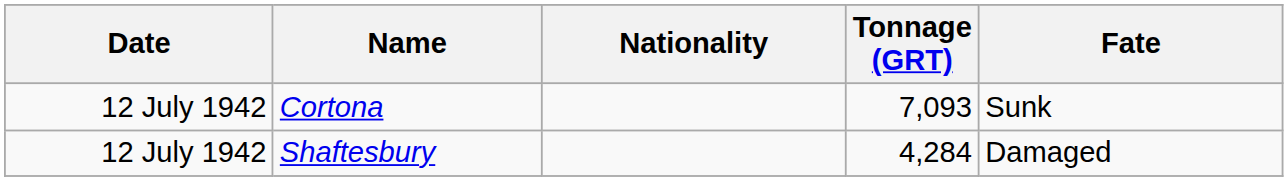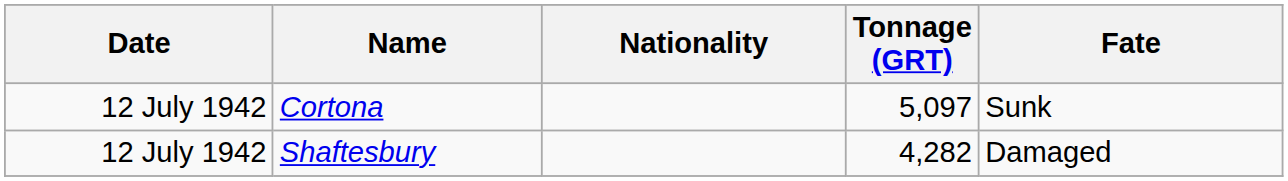(935, 106) 7,093 -> (935, 106) 5,097
(935, 152) 4,284 -> (935, 152) 4,282
